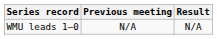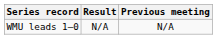columns swapped: (128, 12) <-> (193, 12)
